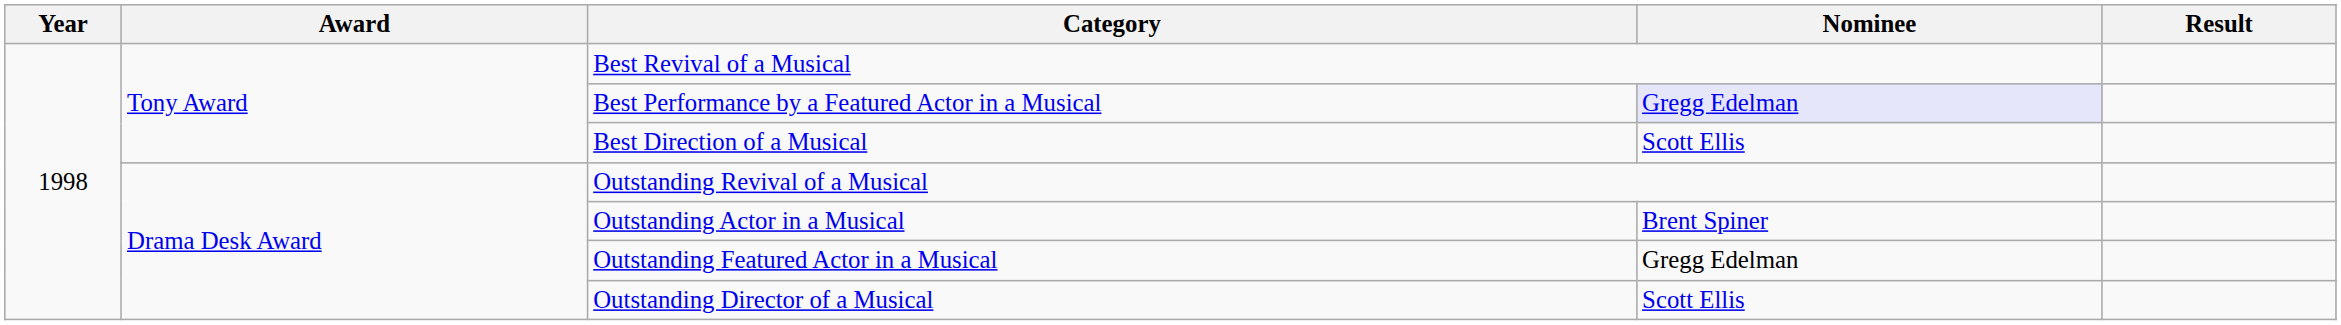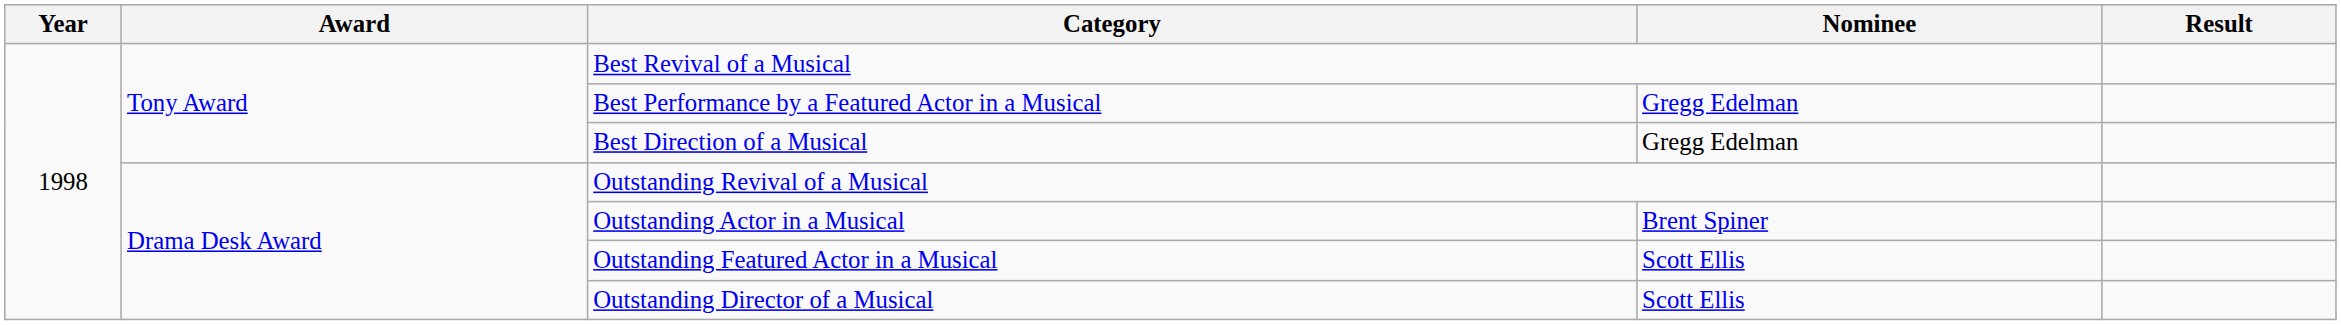(1720, 102) lavender background -> (1720, 102) no background
(1693, 142) Scott Ellis -> (1720, 142) Gregg Edelman
(1720, 260) Gregg Edelman -> (1693, 260) Scott Ellis
